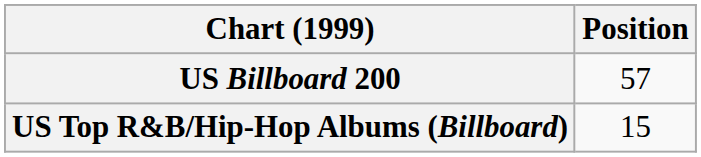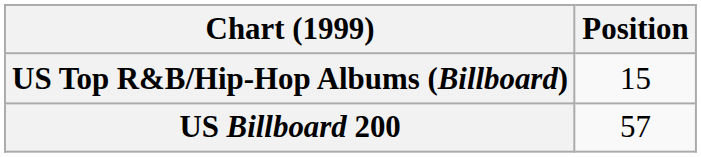rows swapped: (290, 77) <-> (290, 126)
